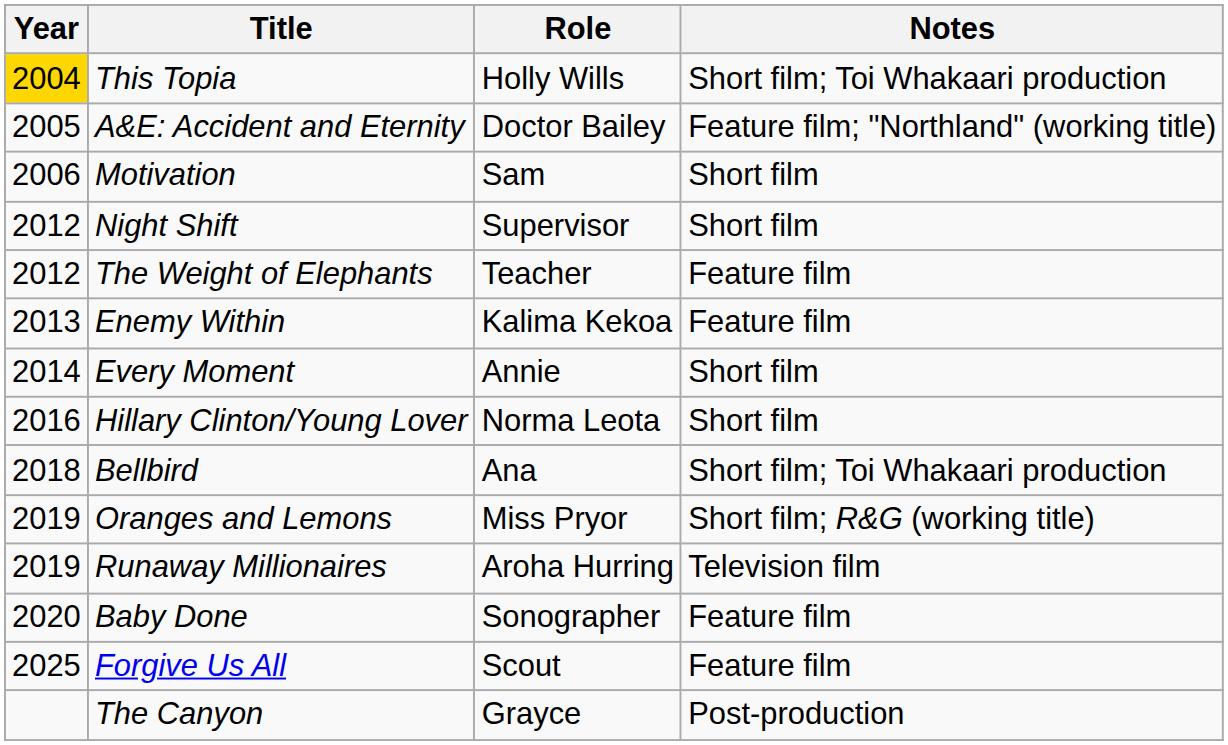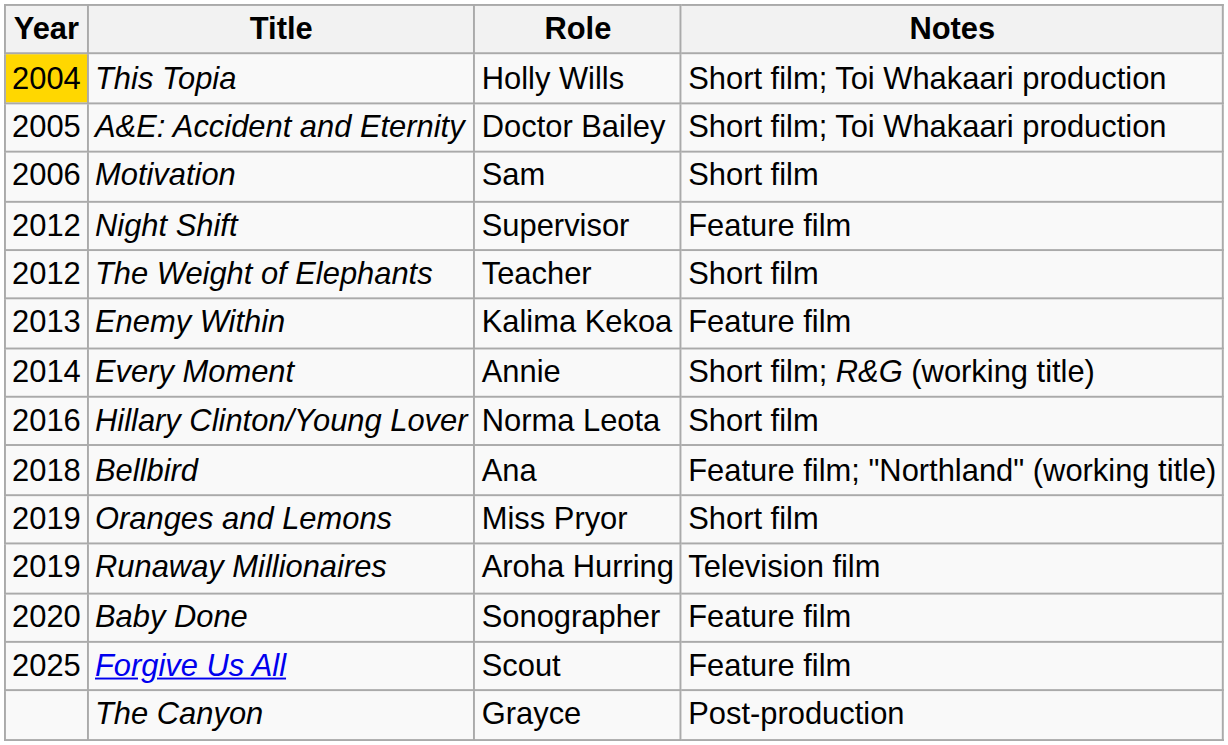(952, 126) Feature film; "Northland" (working title) -> (927, 126) Short film; Toi Whakaari production
(753, 224) Short film -> (770, 224) Feature film
(770, 273) Feature film -> (753, 273) Short film
(753, 371) Short film -> (892, 371) Short film; R&G (working title)
(927, 469) Short film; Toi Whakaari production -> (952, 469) Feature film; "Northland" (working title)
(892, 518) Short film; R&G (working title) -> (753, 518) Short film
